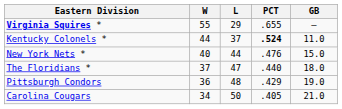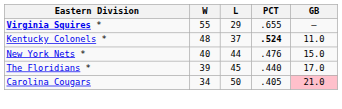(205, 40) 44 -> (205, 40) 48
(205, 68) 37 -> (205, 68) 39
(236, 68) 47 -> (236, 68) 45
(314, 68) 18.0 -> (314, 68) 17.0
- row: (54, 83)
(314, 97) no background -> (314, 83) pink background
